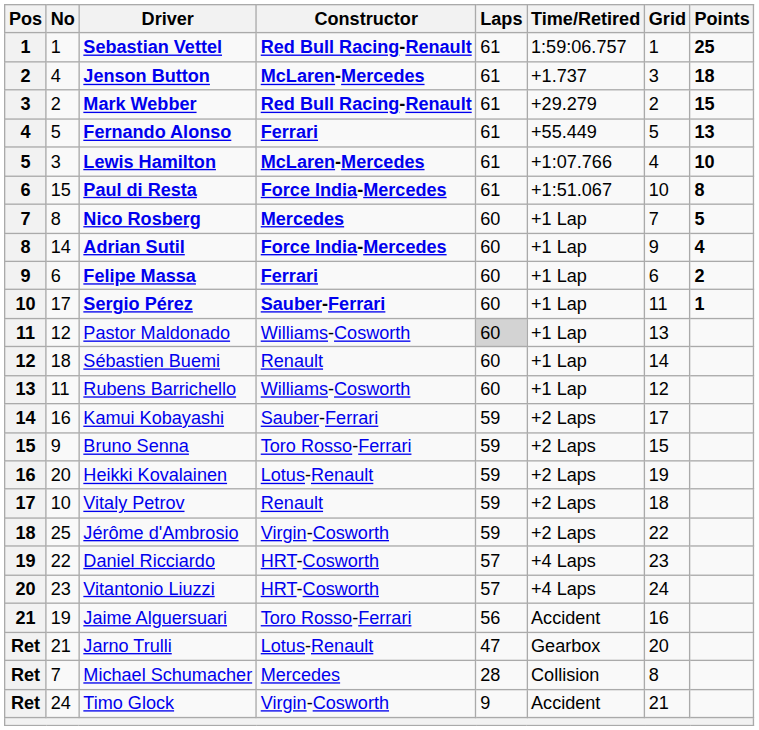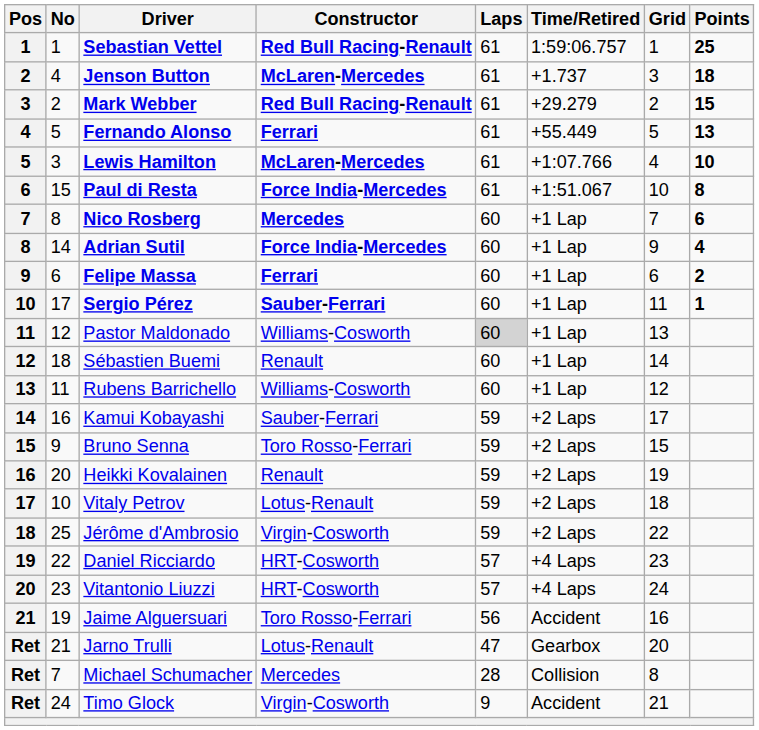(700, 218) 5 -> (700, 218) 6
(317, 475) Lotus-Renault -> (292, 475) Renault
(292, 503) Renault -> (317, 503) Lotus-Renault
